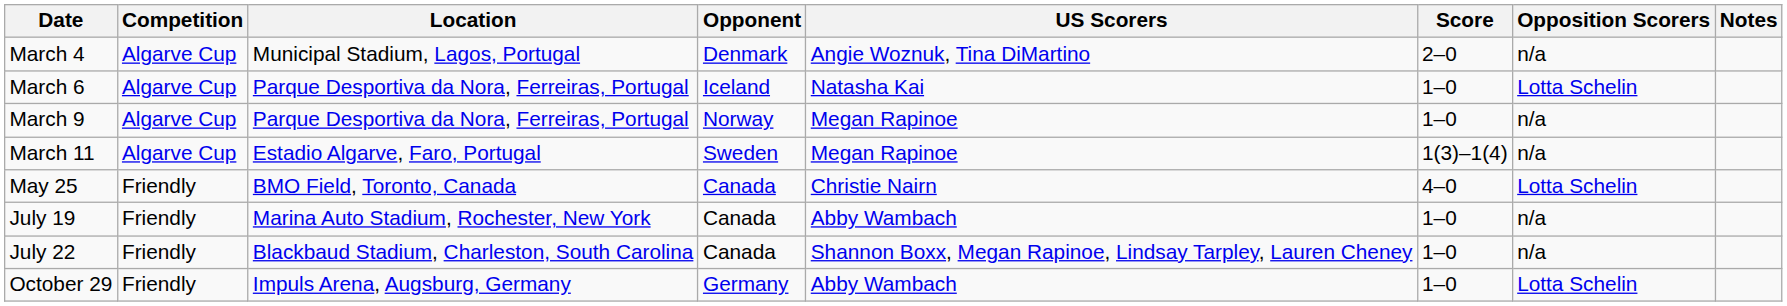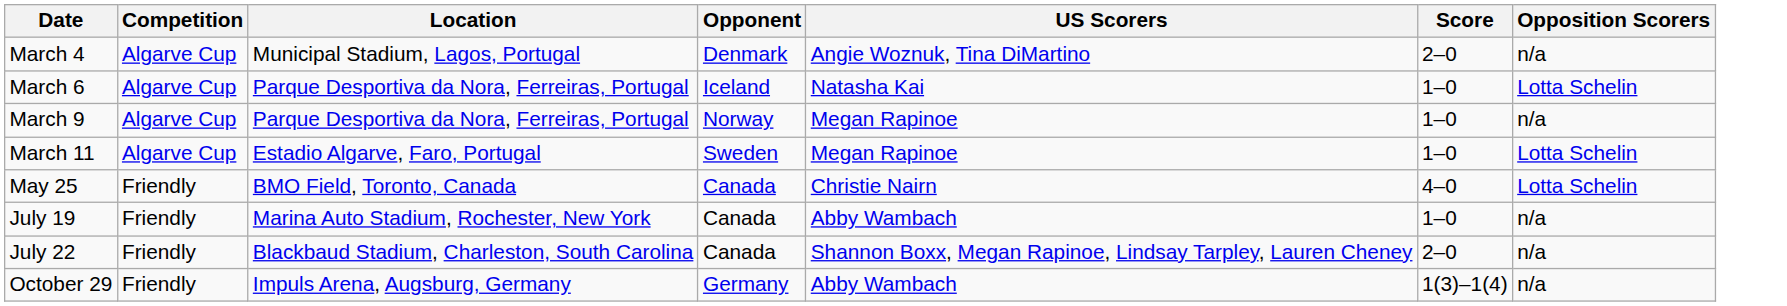- column: (1749, 20)
(1465, 152) 1(3)–1(4) -> (1439, 152) 1–0
(1532, 152) n/a -> (1577, 152) Lotta Schelin
(1439, 251) 1–0 -> (1439, 251) 2–0
(1439, 284) 1–0 -> (1465, 284) 1(3)–1(4)
(1577, 284) Lotta Schelin -> (1532, 284) n/a
